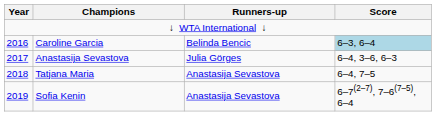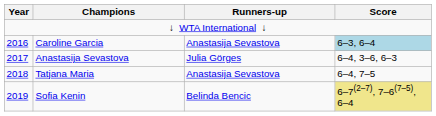(219, 43) Belinda Bencic -> (233, 43) Anastasija Sevastova
(233, 96) Anastasija Sevastova -> (219, 96) Belinda Bencic
(377, 96) no background -> (377, 96) khaki background
